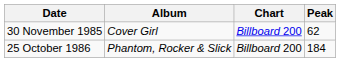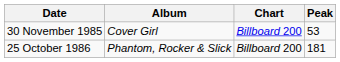(313, 31) 62 -> (313, 31) 53
(316, 48) 184 -> (316, 48) 181
